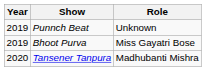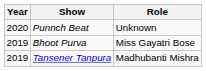(17, 27) 2019 -> (17, 27) 2020
(17, 58) 2020 -> (17, 58) 2019
